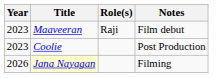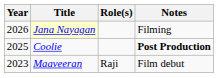rows swapped: (58, 30) <-> (64, 64)
(18, 47) 2023 -> (18, 47) 2025
(172, 47) normal -> (174, 47) bold
